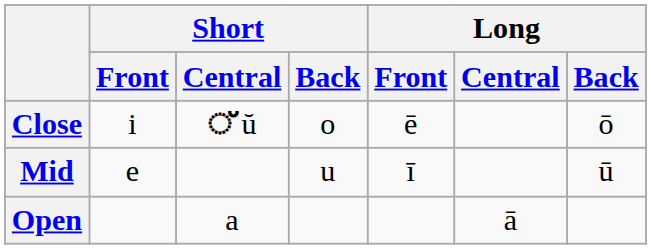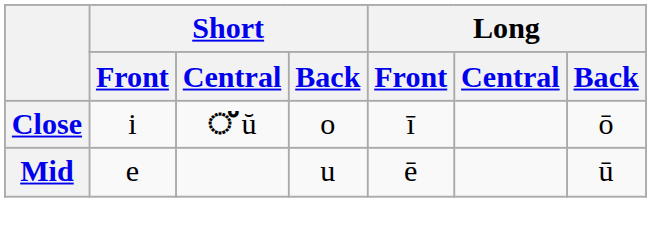(411, 123) ē -> (411, 123) ī
(411, 171) ī -> (411, 171) ē
- row: (47, 219)
